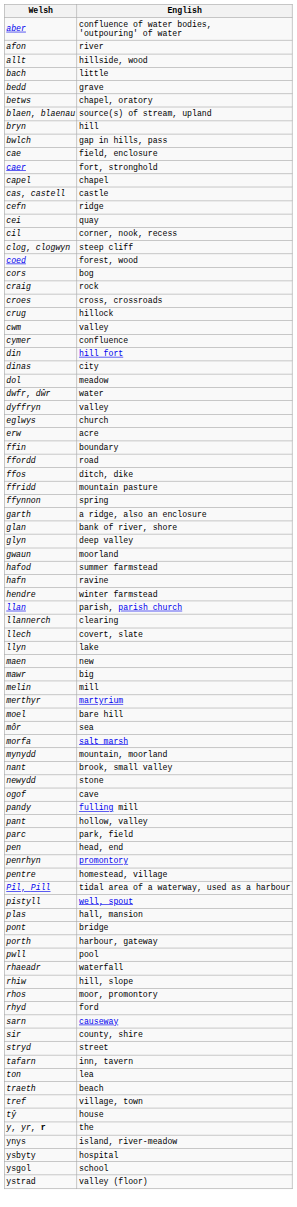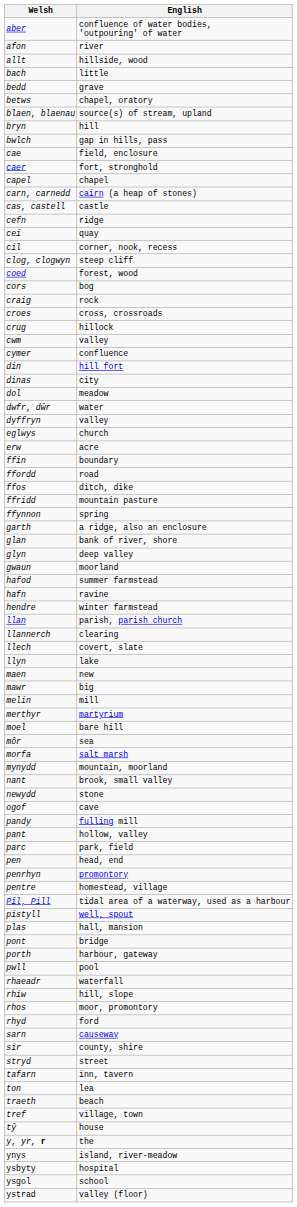+ row: (38, 194)
